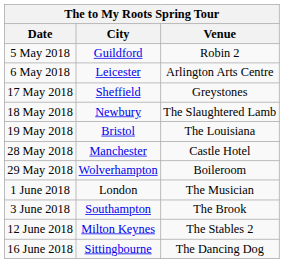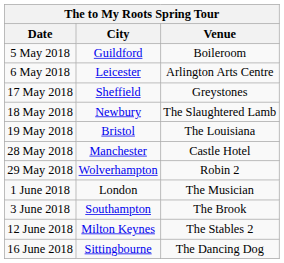(220, 53) Robin 2 -> (220, 53) Boileroom
(220, 170) Boileroom -> (220, 170) Robin 2
